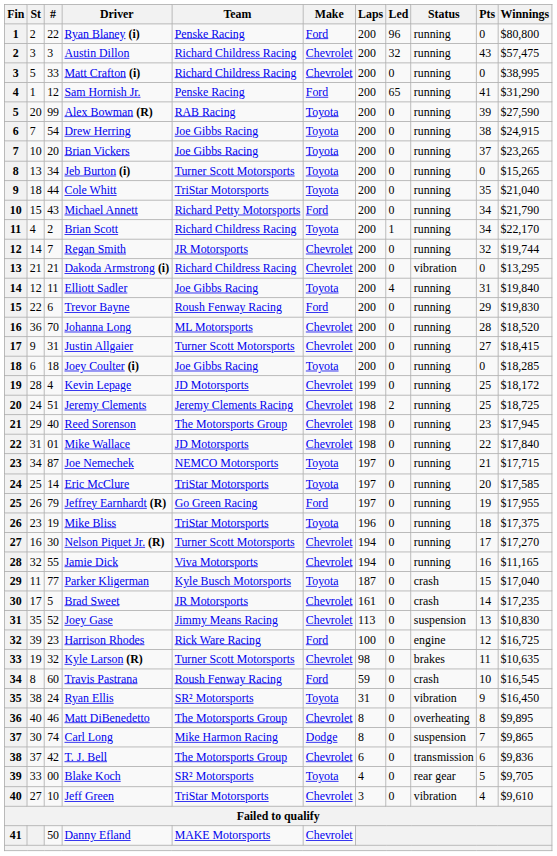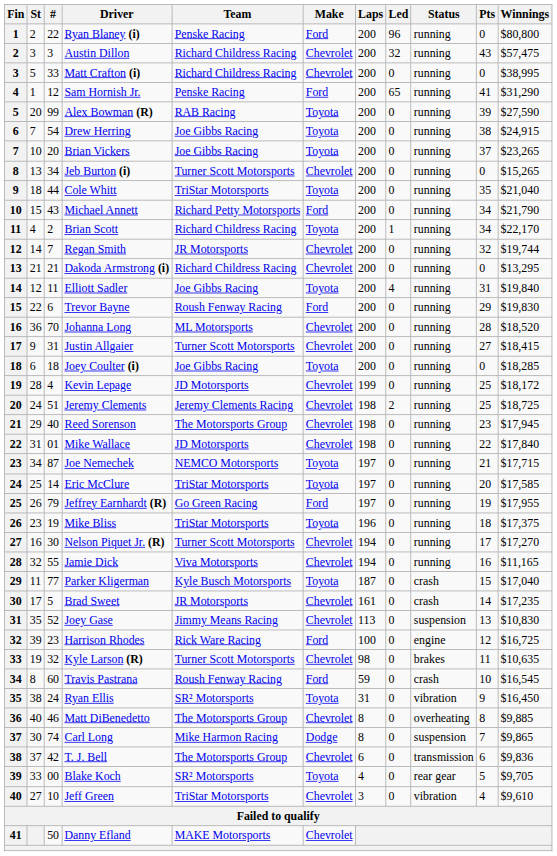(322, 170) Toyota -> (329, 170) Chevrolet
(435, 268) vibration -> (432, 268) running
(517, 718) $9,895 -> (517, 718) $9,885
